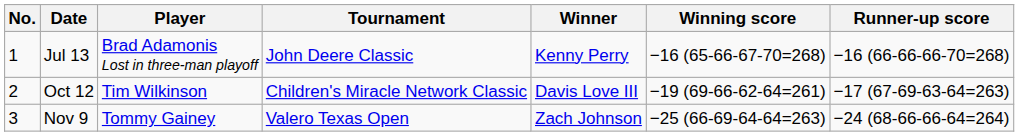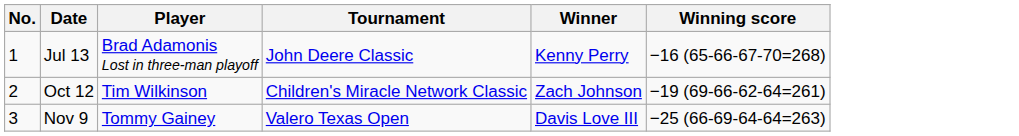- column: (922, 18)
(587, 91) Davis Love III -> (588, 91) Zach Johnson
(588, 118) Zach Johnson -> (587, 118) Davis Love III
